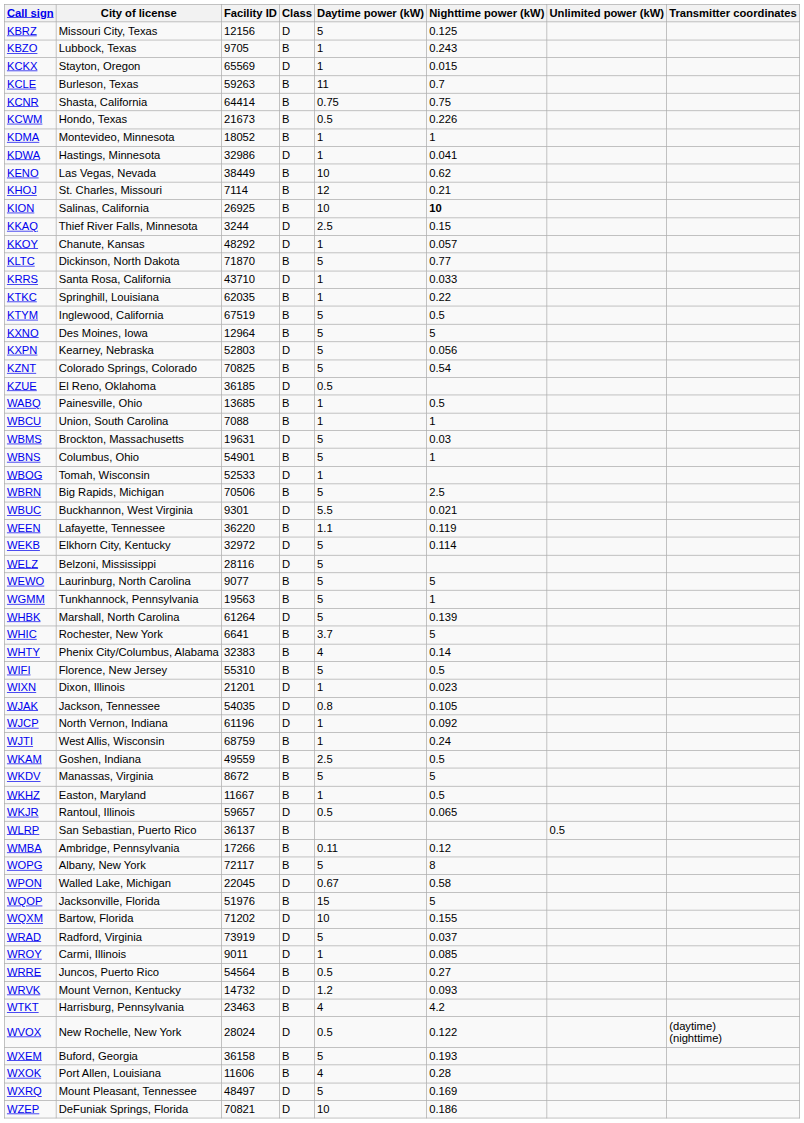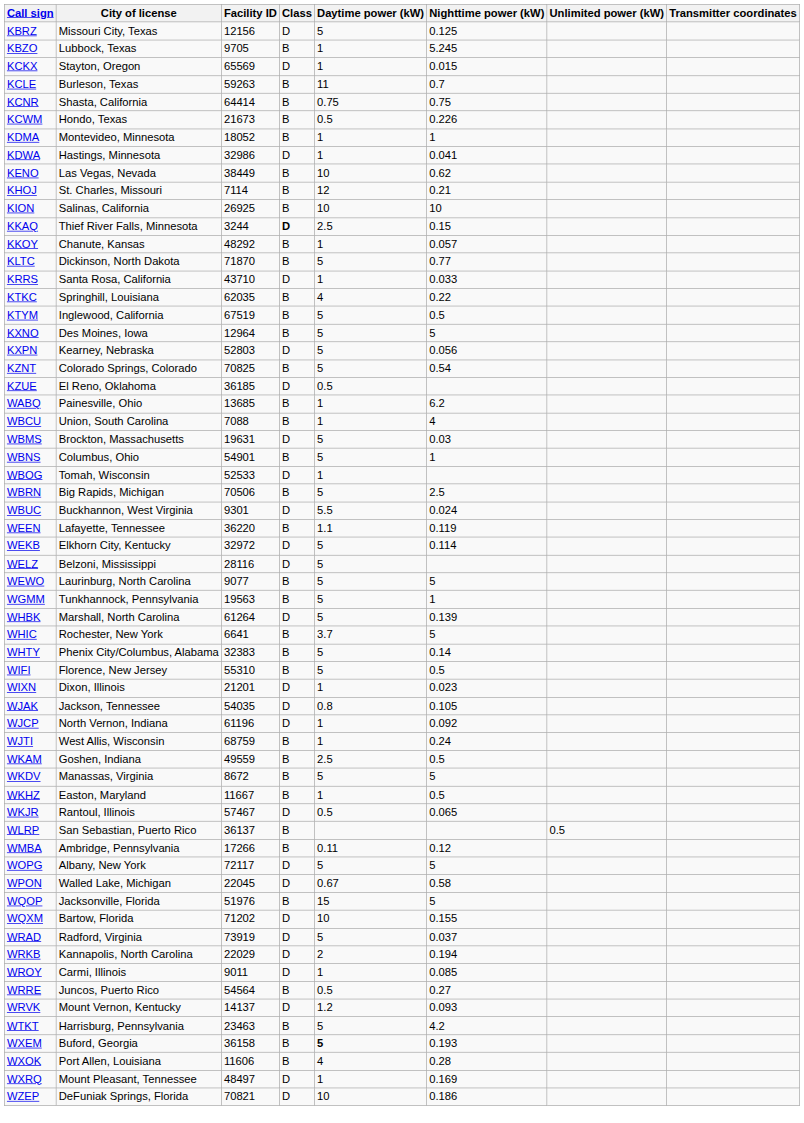(443, 48) 0.243 -> (443, 48) 5.245
(435, 208) bold -> (435, 208) normal
(286, 226) normal -> (286, 226) bold
(286, 244) D -> (286, 244) B
(320, 297) 1 -> (320, 297) 4
(437, 404) 0.5 -> (437, 404) 6.2
(432, 421) 1 -> (432, 421) 4
(443, 510) 0.021 -> (443, 510) 0.024
(320, 652) 4 -> (320, 652) 5
(240, 812) 59657 -> (240, 812) 57467
(286, 865) B -> (286, 865) D
(432, 865) 8 -> (432, 865) 5
+ row: (24, 954)
(240, 990) 14732 -> (240, 1008) 14137
(320, 1008) 4 -> (320, 1025) 5
- row: (24, 1032)
(320, 1056) normal -> (320, 1043) bold
(320, 1091) 5 -> (320, 1079) 1
